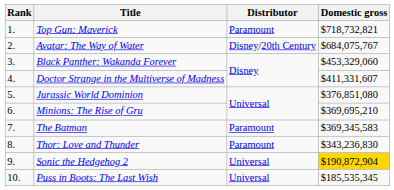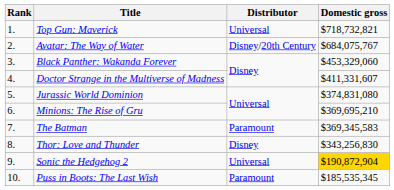(251, 29) Paramount -> (249, 29) Universal
(349, 95) $376,851,080 -> (349, 95) $374,831,080
(251, 144) Paramount -> (244, 144) Disney
(349, 144) $343,236,830 -> (349, 144) $343,256,830
(249, 177) Universal -> (251, 177) Paramount
